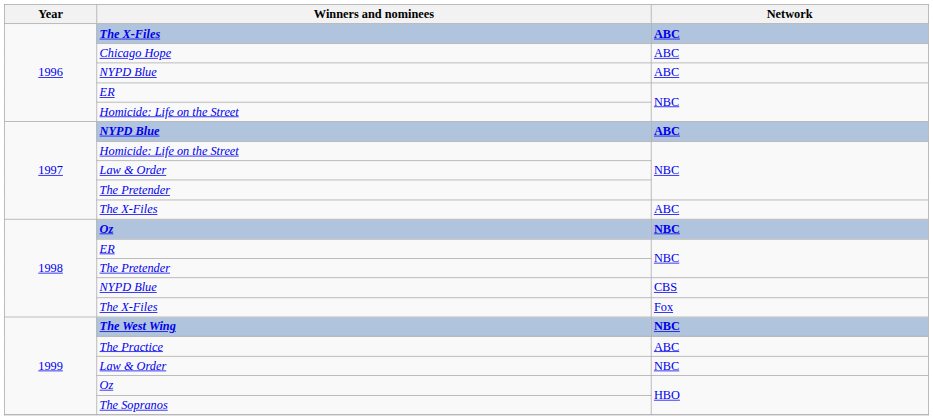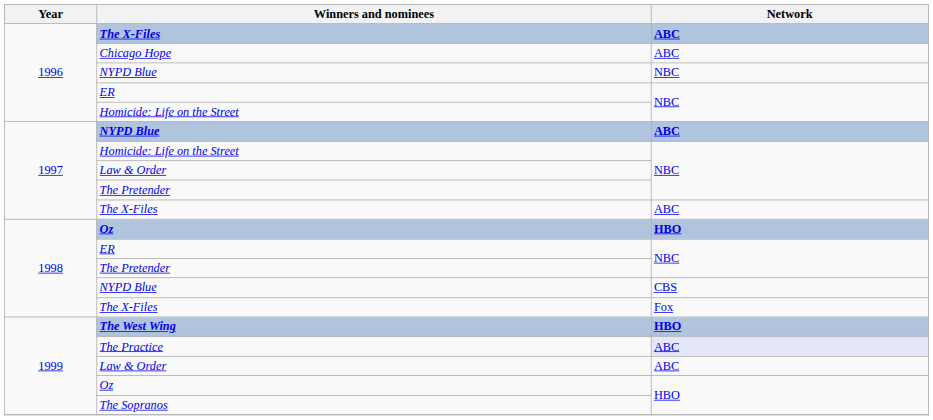(667, 72) ABC -> (667, 72) NBC
(667, 229) NBC -> (668, 229) HBO
(667, 326) NBC -> (668, 326) HBO
(667, 346) no background -> (667, 346) lavender background
(667, 365) NBC -> (667, 365) ABC
